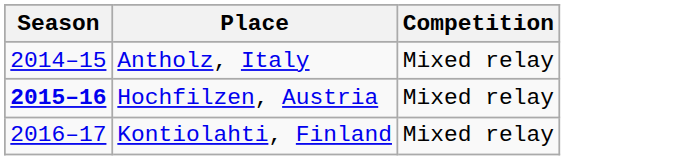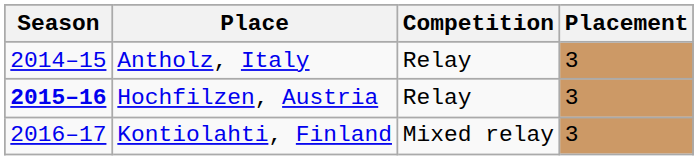+ column: (627, 24)
(478, 61) Mixed relay -> (437, 61) Relay
(478, 98) Mixed relay -> (437, 98) Relay
